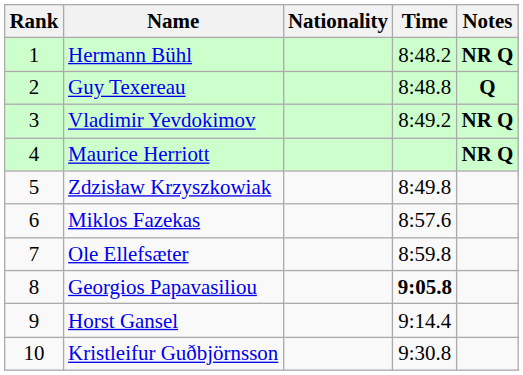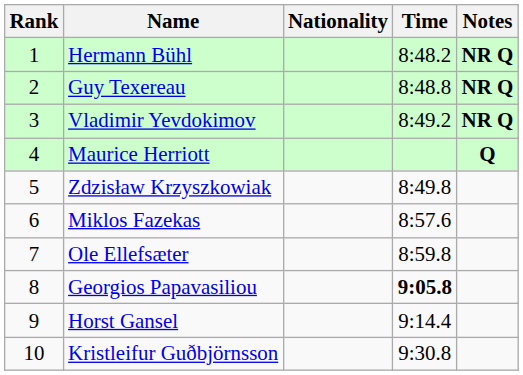(487, 87) Q -> (487, 87) NR Q
(487, 154) NR Q -> (487, 154) Q
